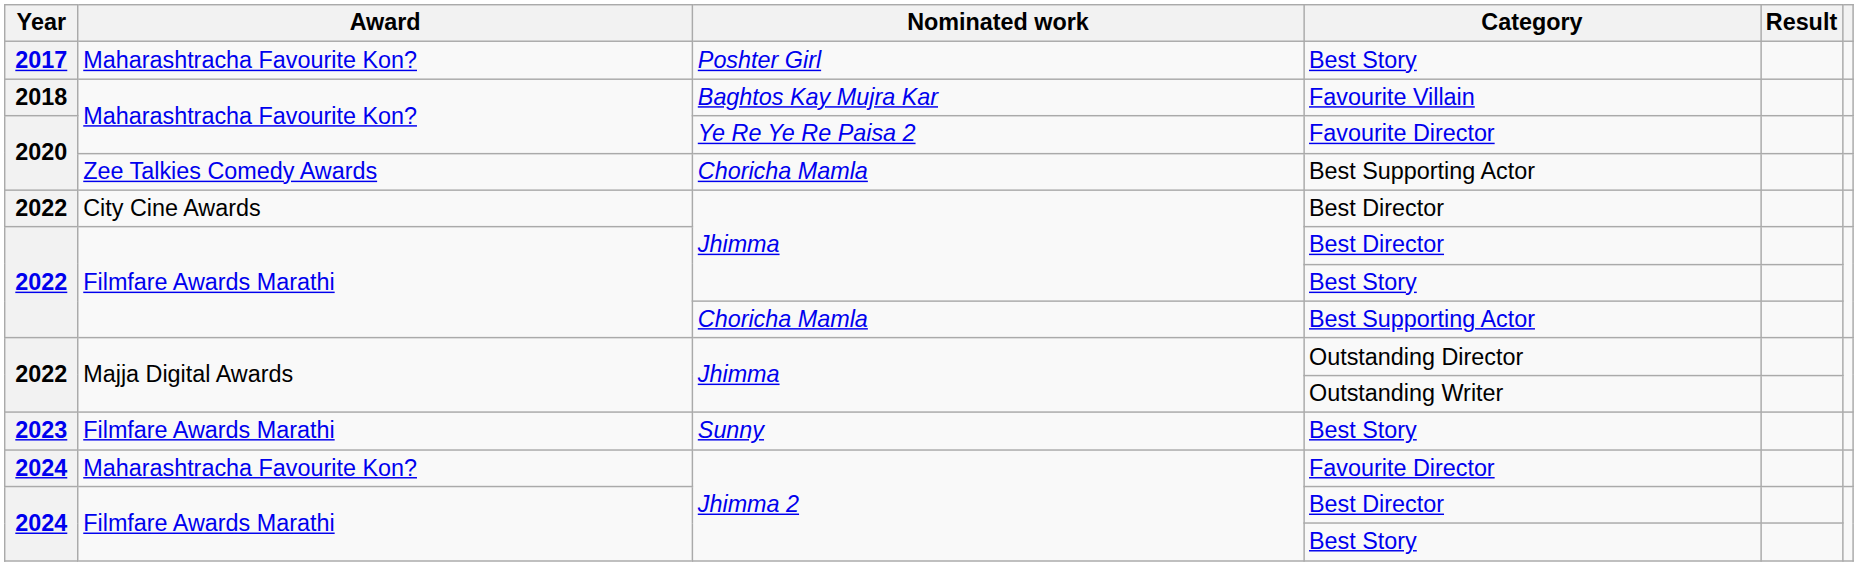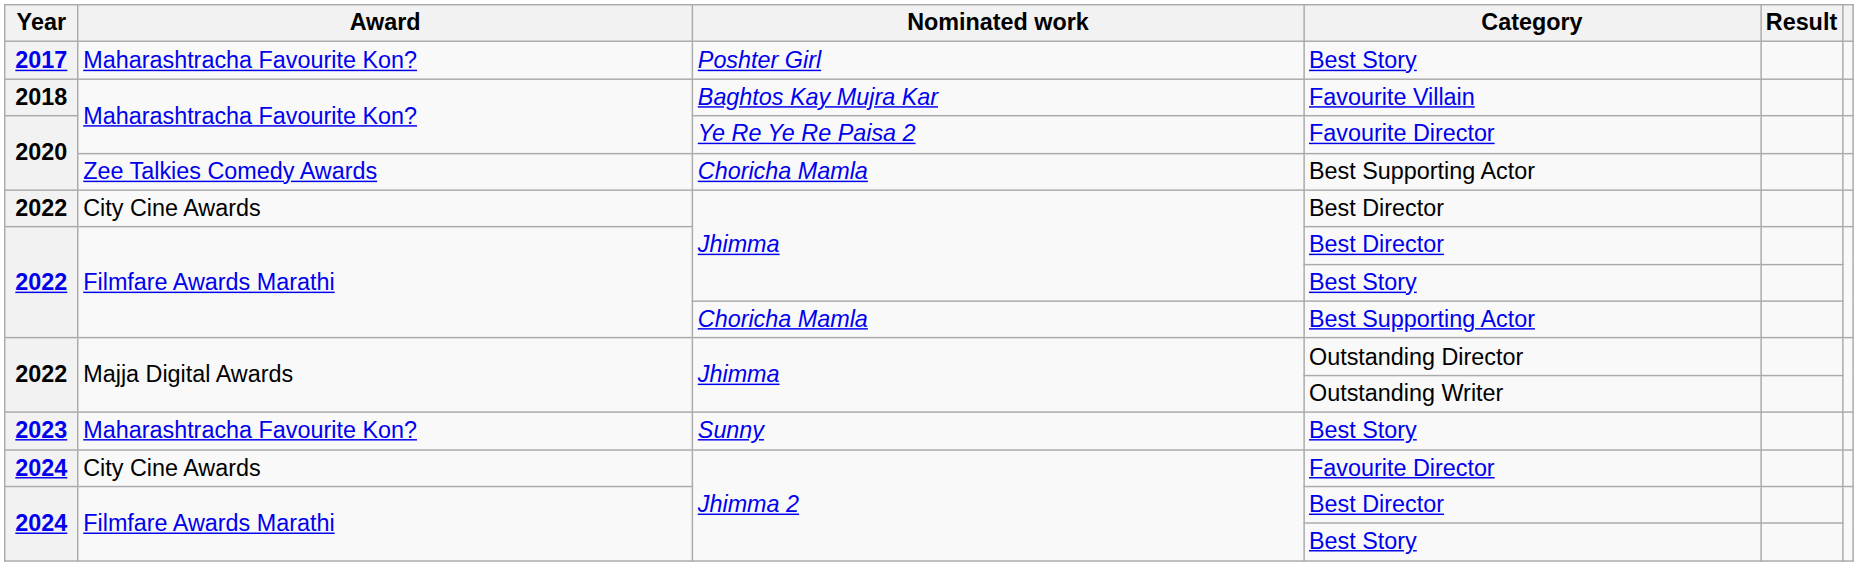(209, 430) Filmfare Awards Marathi -> (250, 430) Maharashtracha Favourite Kon?
(250, 467) Maharashtracha Favourite Kon? -> (172, 467) City Cine Awards
